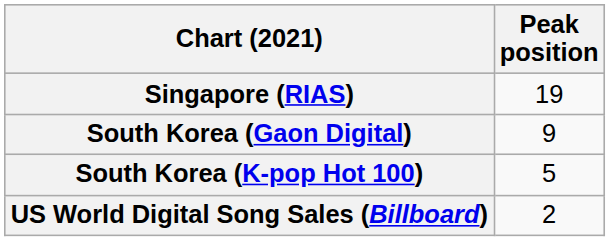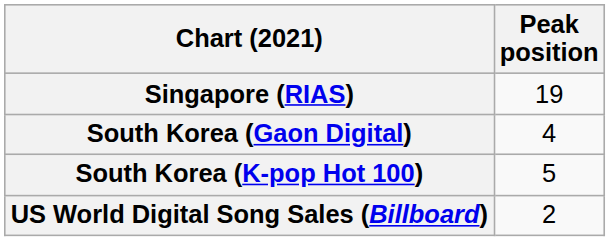(549, 133) 9 -> (549, 133) 4
